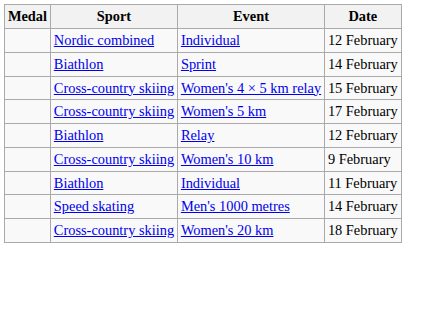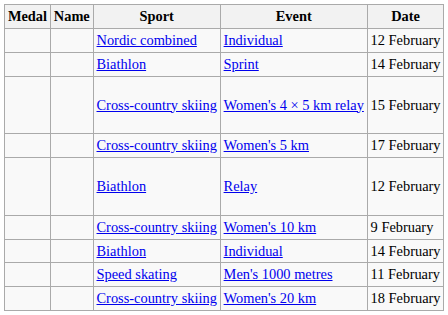+ column: (72, 16)
(363, 183) 11 February -> (406, 251) 14 February
(363, 206) 14 February -> (405, 274) 11 February
